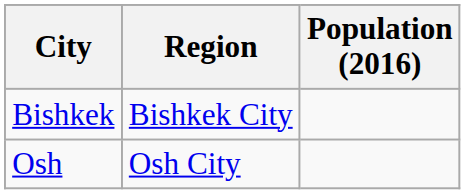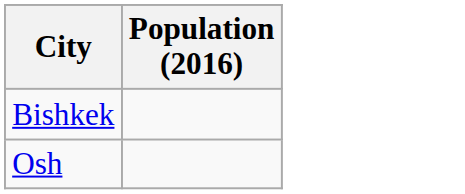- column: (211, 46)
